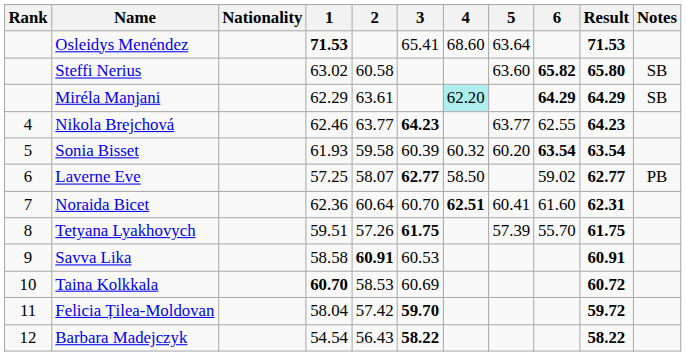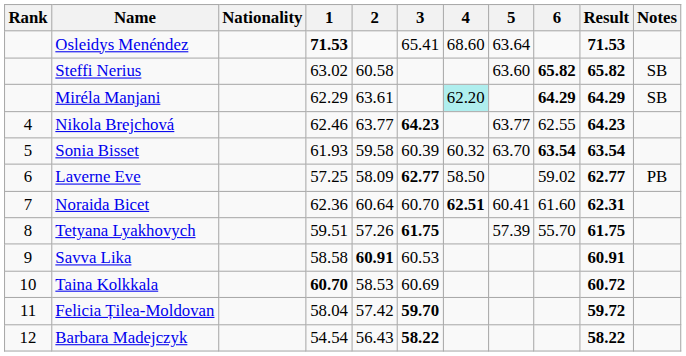(606, 71) 65.80 -> (606, 71) 65.82
(511, 151) 60.20 -> (511, 151) 63.70
(375, 177) 58.07 -> (375, 177) 58.09
